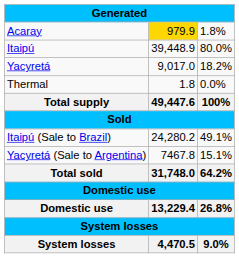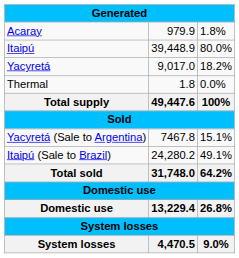(181, 31) gold background -> (181, 31) no background
rows swapped: (59, 137) <-> (77, 155)
